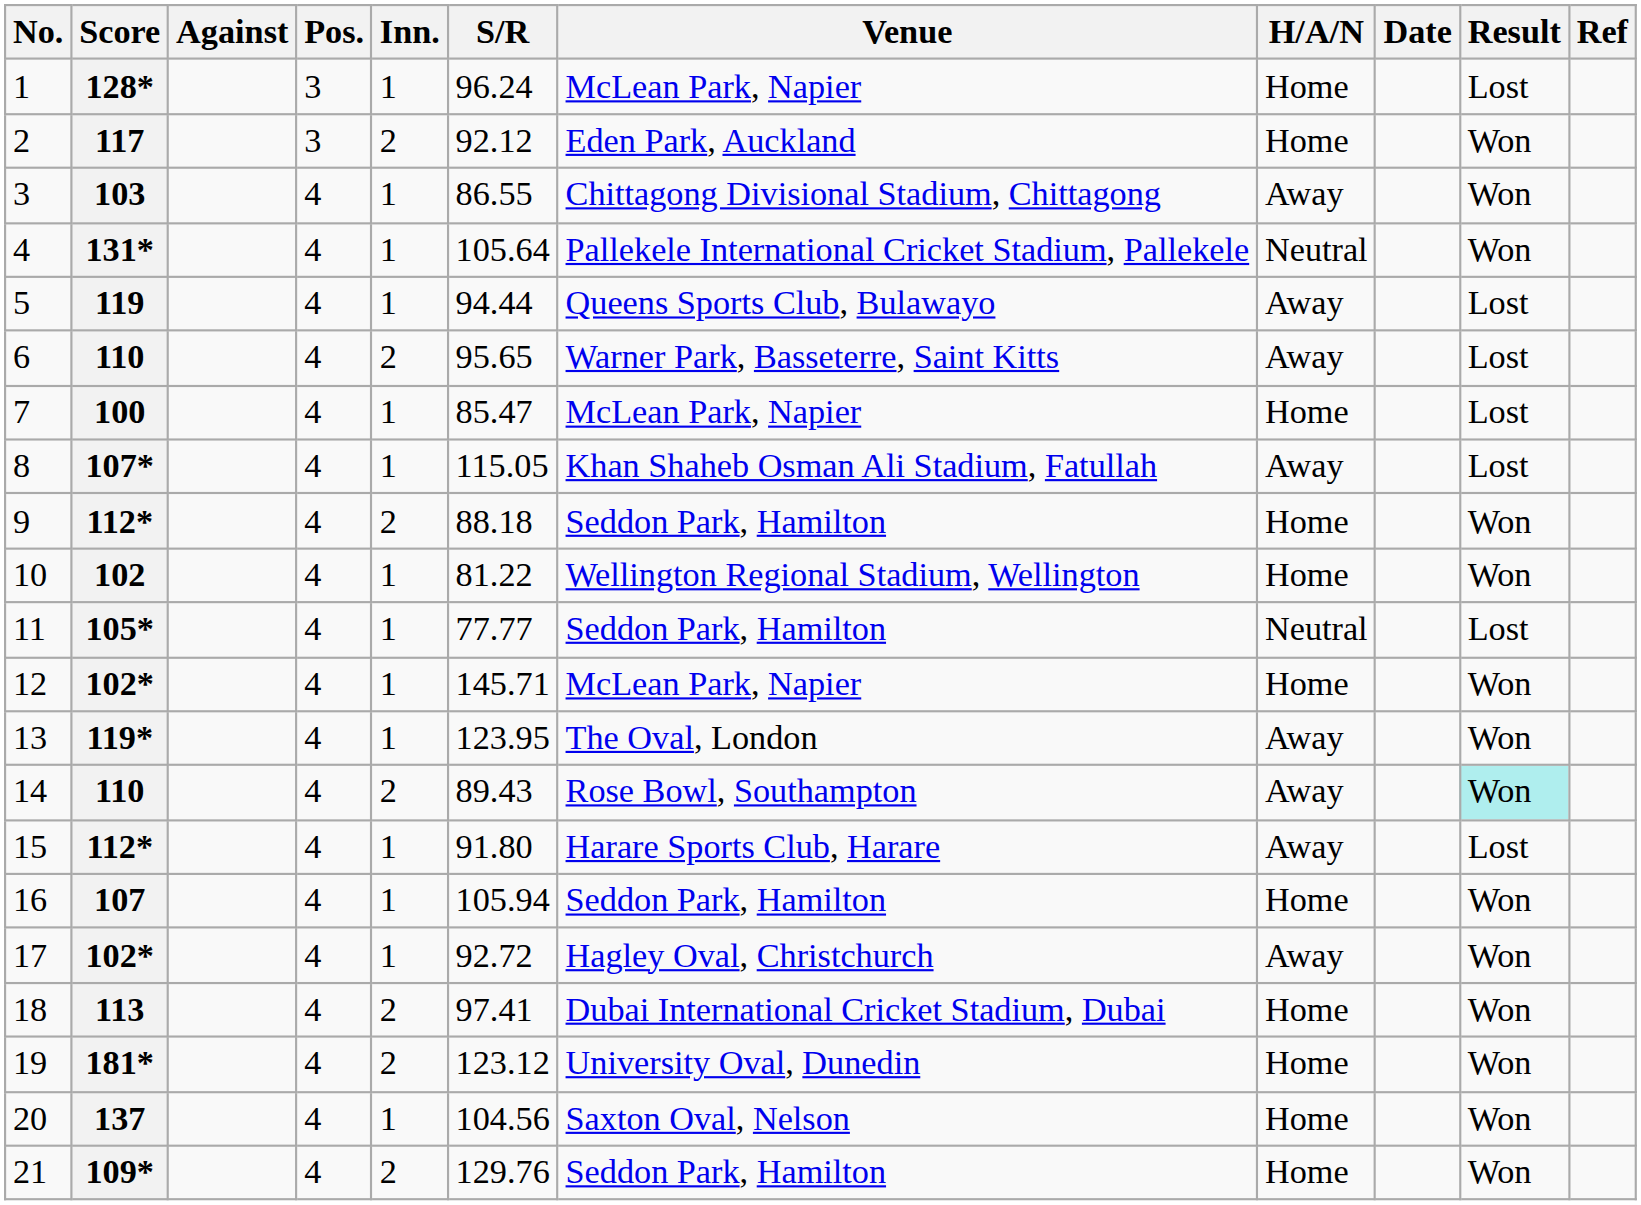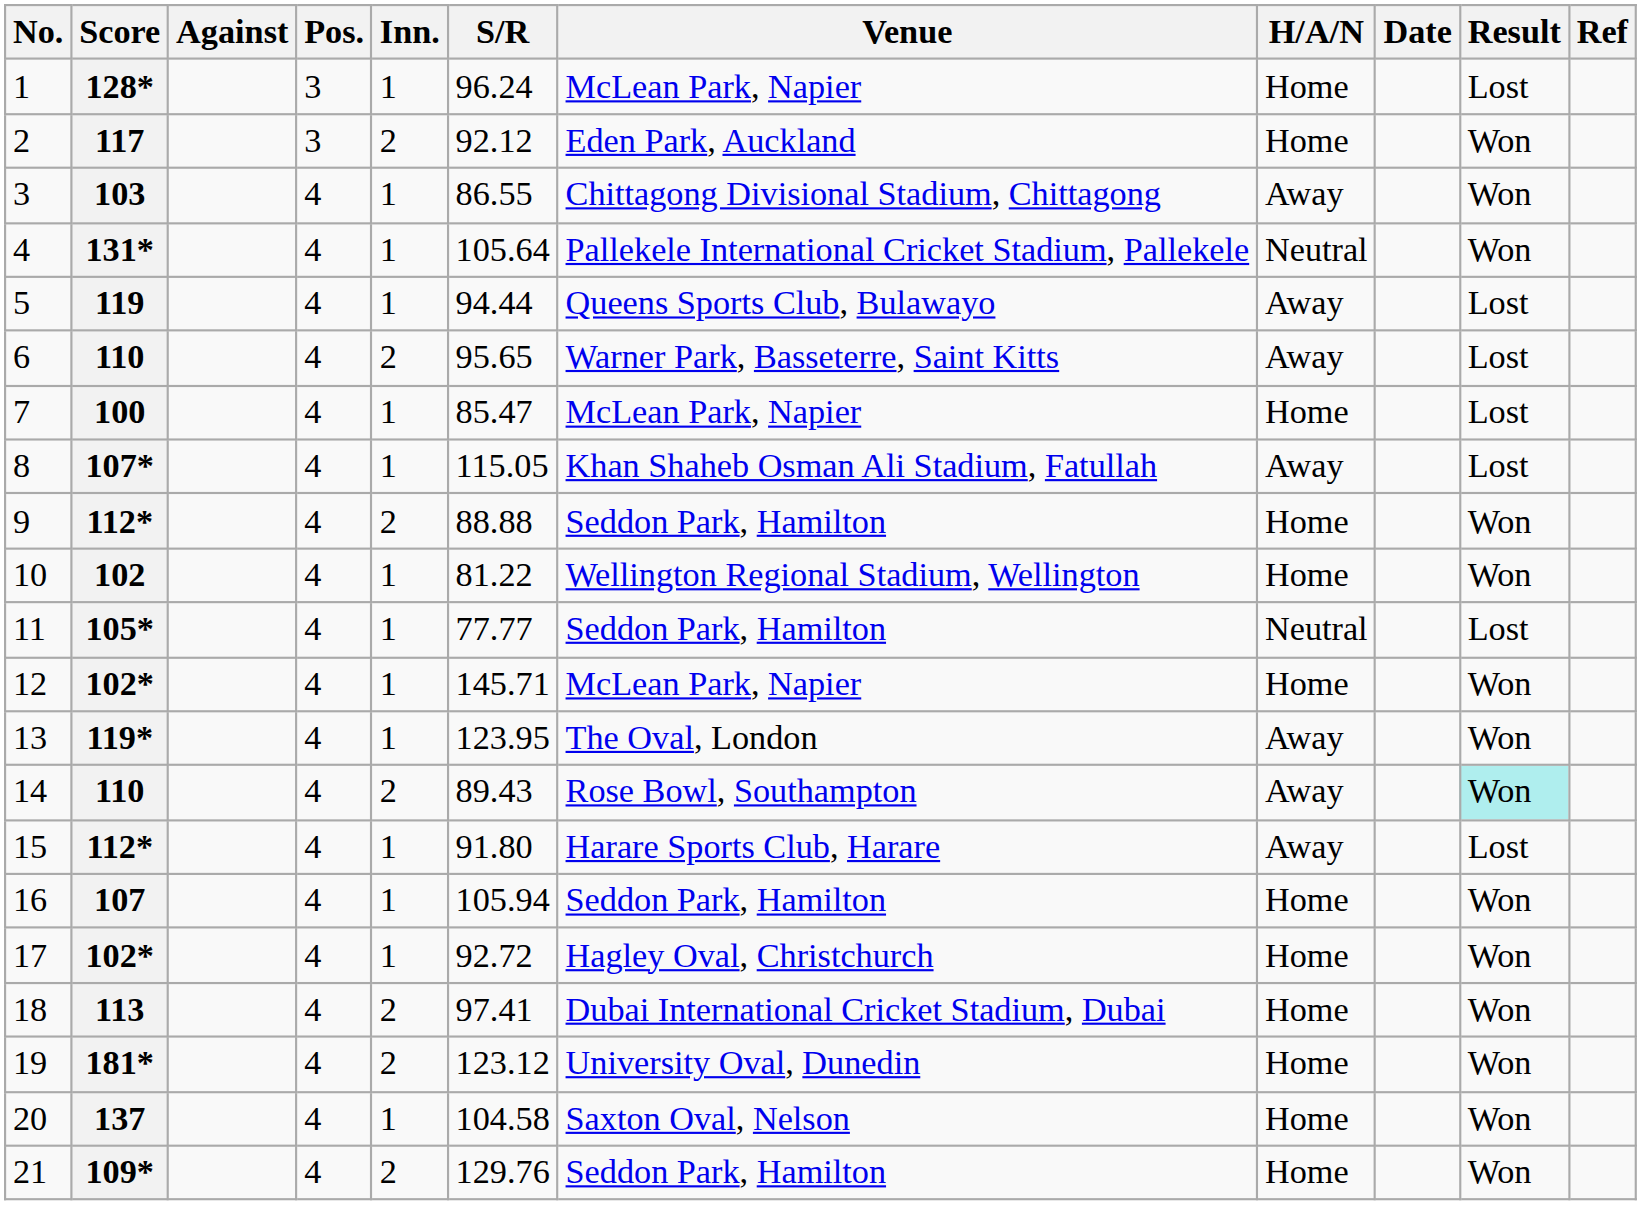(494, 520) 88.18 -> (494, 520) 88.88
(1304, 954) Away -> (1307, 954) Home
(503, 1117) 104.56 -> (503, 1117) 104.58
